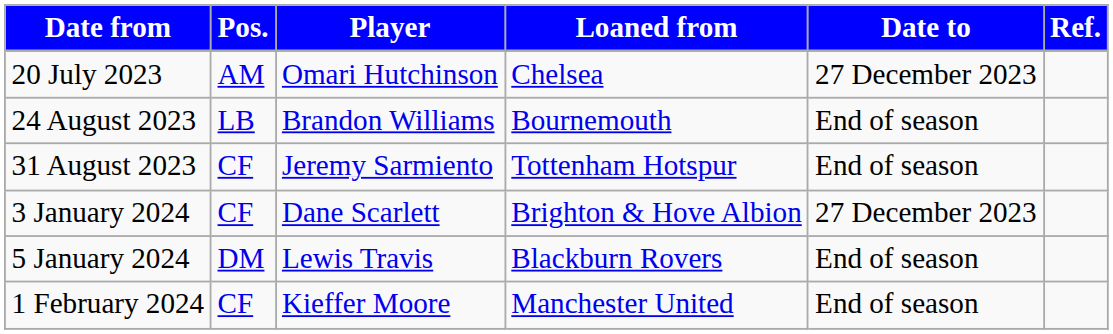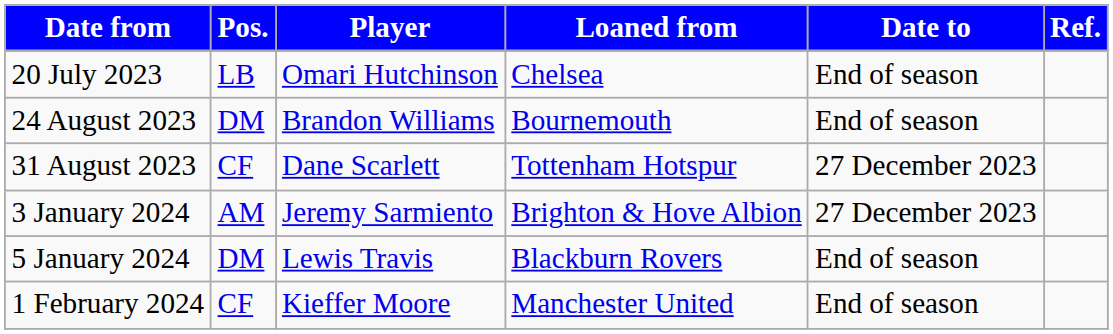(241, 73) AM -> (236, 73) LB
(926, 73) 27 December 2023 -> (897, 73) End of season
(236, 119) LB -> (241, 119) DM
(387, 166) Jeremy Sarmiento -> (361, 166) Dane Scarlett
(897, 166) End of season -> (926, 166) 27 December 2023
(235, 212) CF -> (241, 212) AM
(361, 212) Dane Scarlett -> (387, 212) Jeremy Sarmiento
